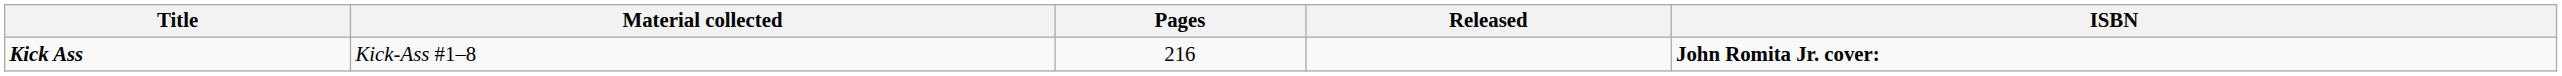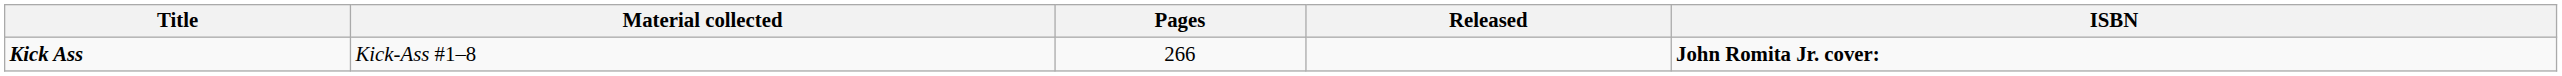(1180, 53) 216 -> (1180, 53) 266
